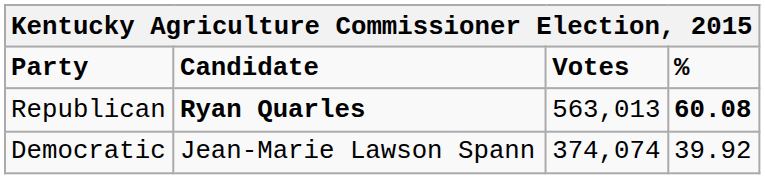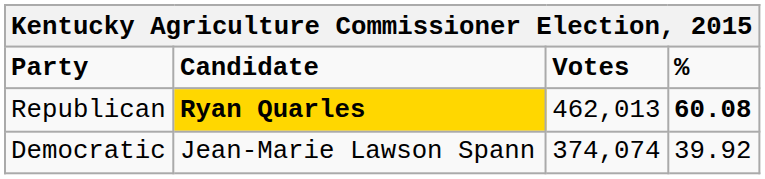(273, 110) no background -> (273, 110) gold background
(606, 110) 563,013 -> (606, 110) 462,013
